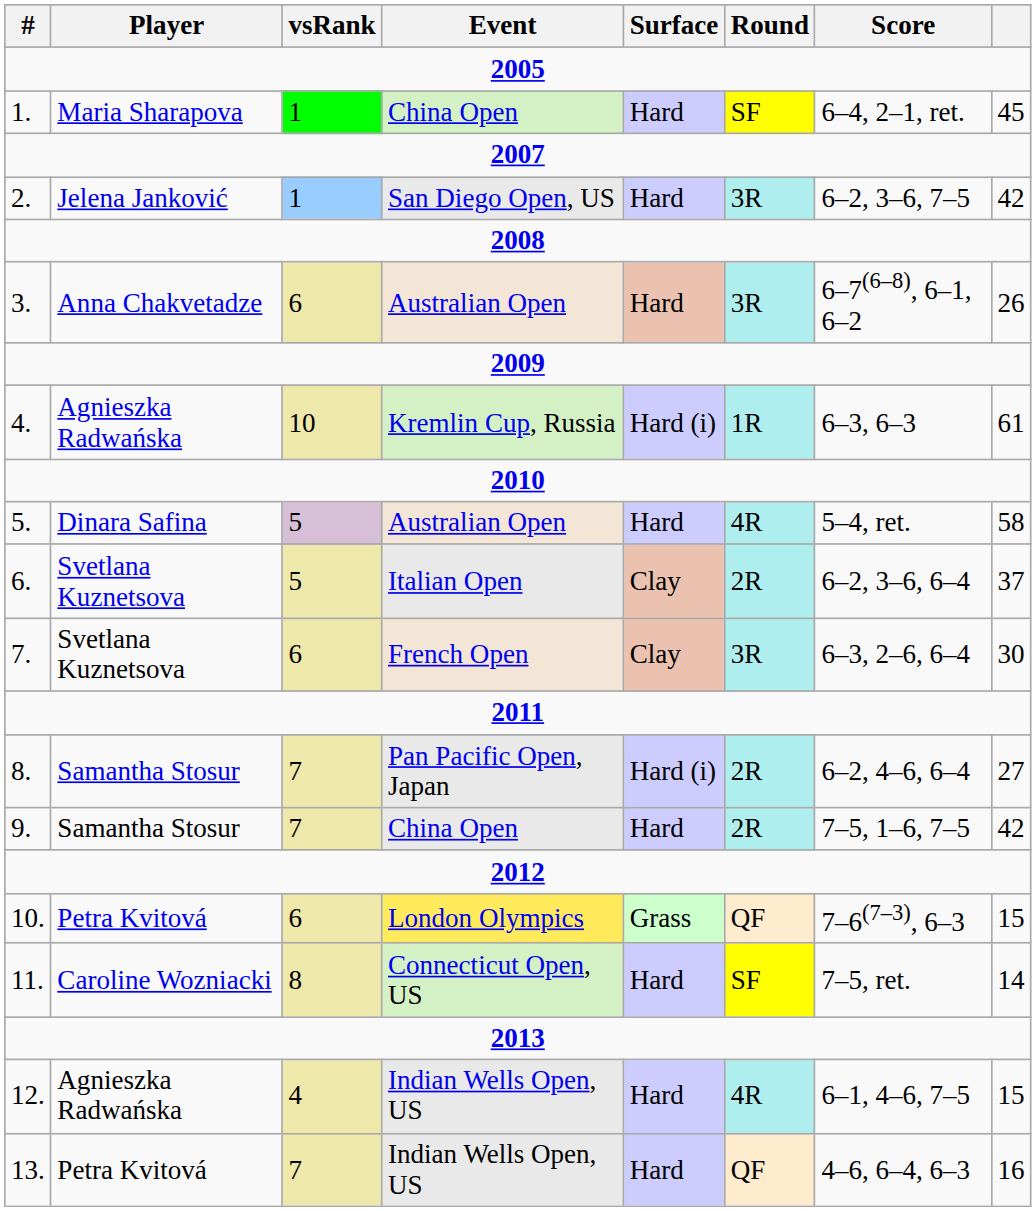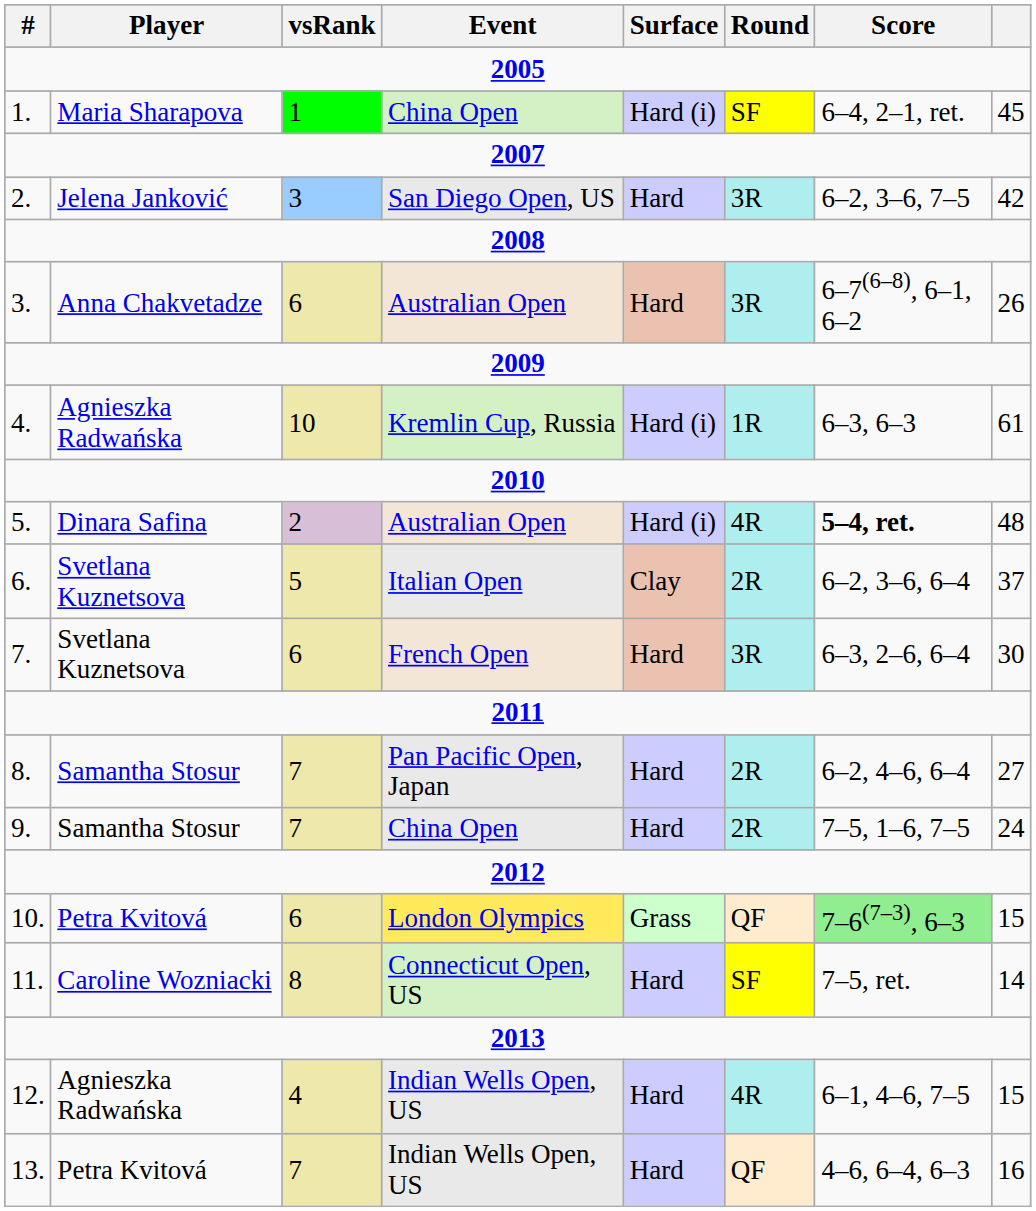(657, 111) Hard -> (673, 111) Hard (i)
(295, 197) 1 -> (295, 197) 3
(295, 522) 5 -> (295, 522) 2
(657, 522) Hard -> (673, 522) Hard (i)
(866, 522) normal -> (868, 522) bold
(1011, 522) 58 -> (1011, 522) 48
(655, 654) Clay -> (657, 654) Hard
(673, 770) Hard (i) -> (657, 770) Hard
(1011, 828) 42 -> (1011, 828) 24
(893, 918) no background -> (893, 918) lightgreen background
